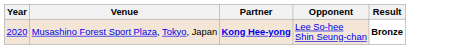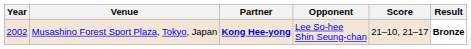+ column: (400, 12)
(17, 32) 2020 -> (17, 32) 2002
